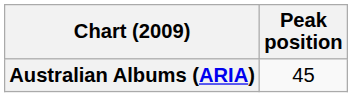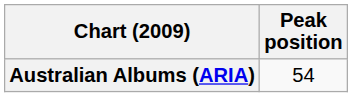(303, 75) 45 -> (303, 75) 54
